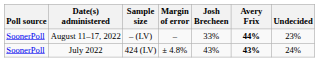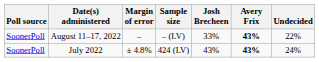columns swapped: (141, 17) <-> (175, 17)
(251, 36) 44% -> (251, 36) 43%
(293, 36) 23% -> (293, 36) 22%
